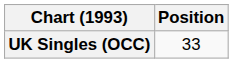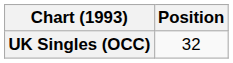(191, 44) 33 -> (191, 44) 32
